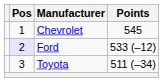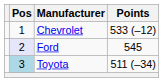(133, 30) 545 -> (133, 30) 533 (–12)
(133, 47) 533 (–12) -> (133, 47) 545
(22, 64) no background -> (22, 64) lightblue background
